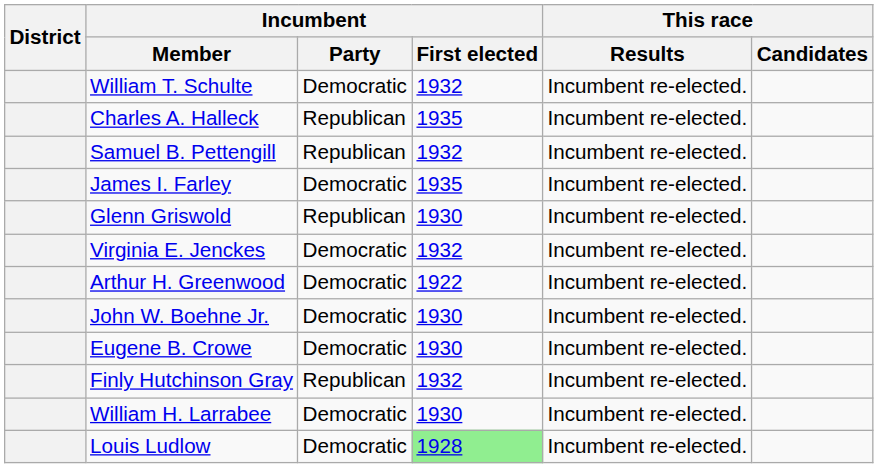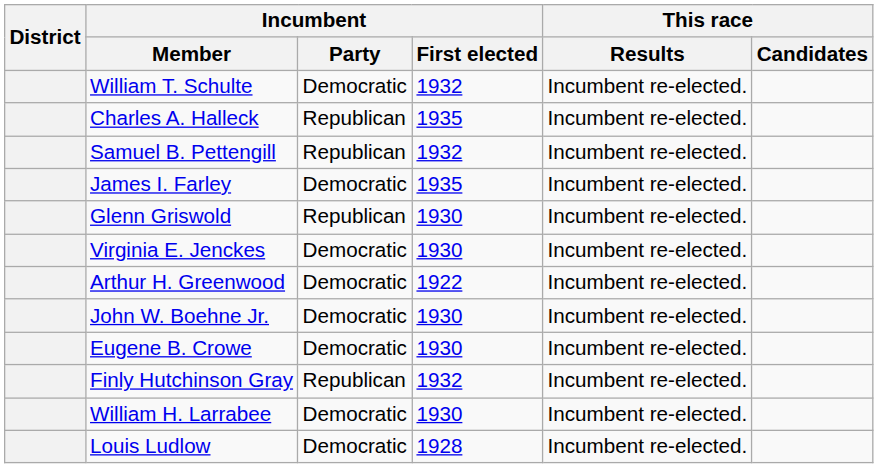(439, 250) 1932 -> (439, 250) 1930
(439, 446) lightgreen background -> (439, 446) no background
